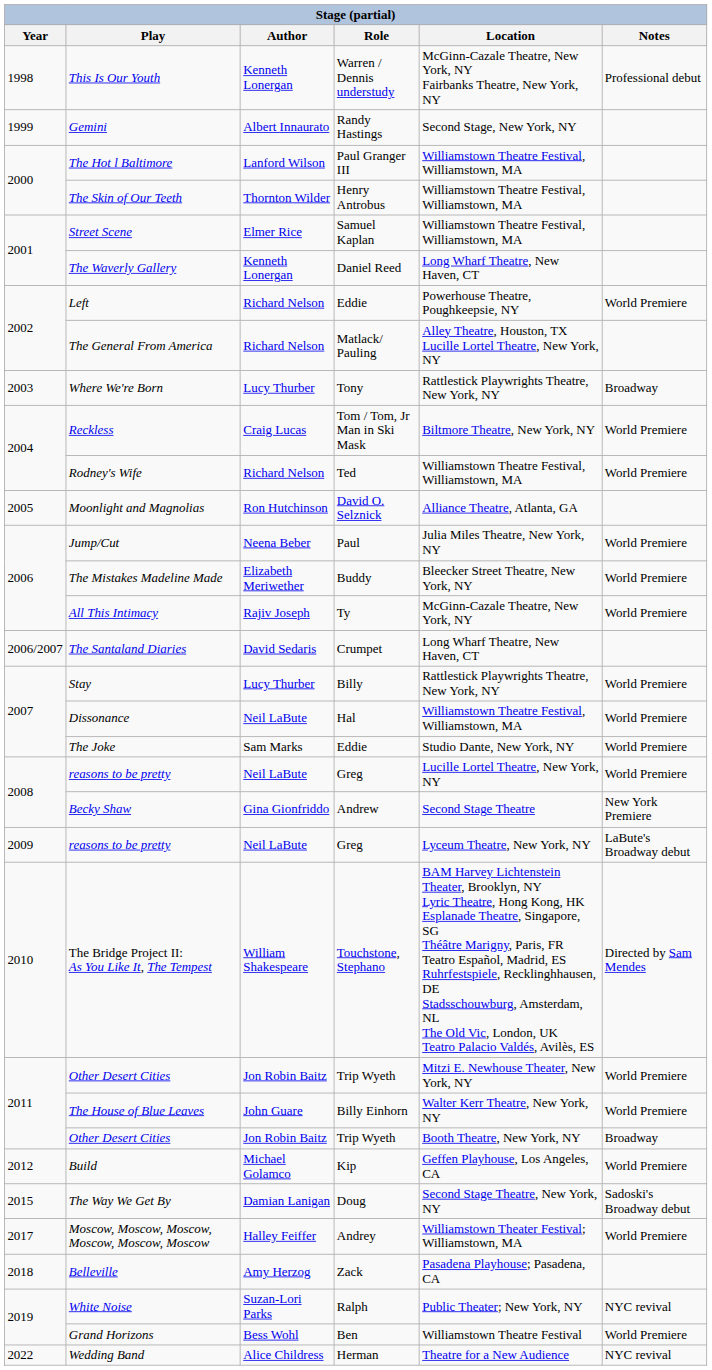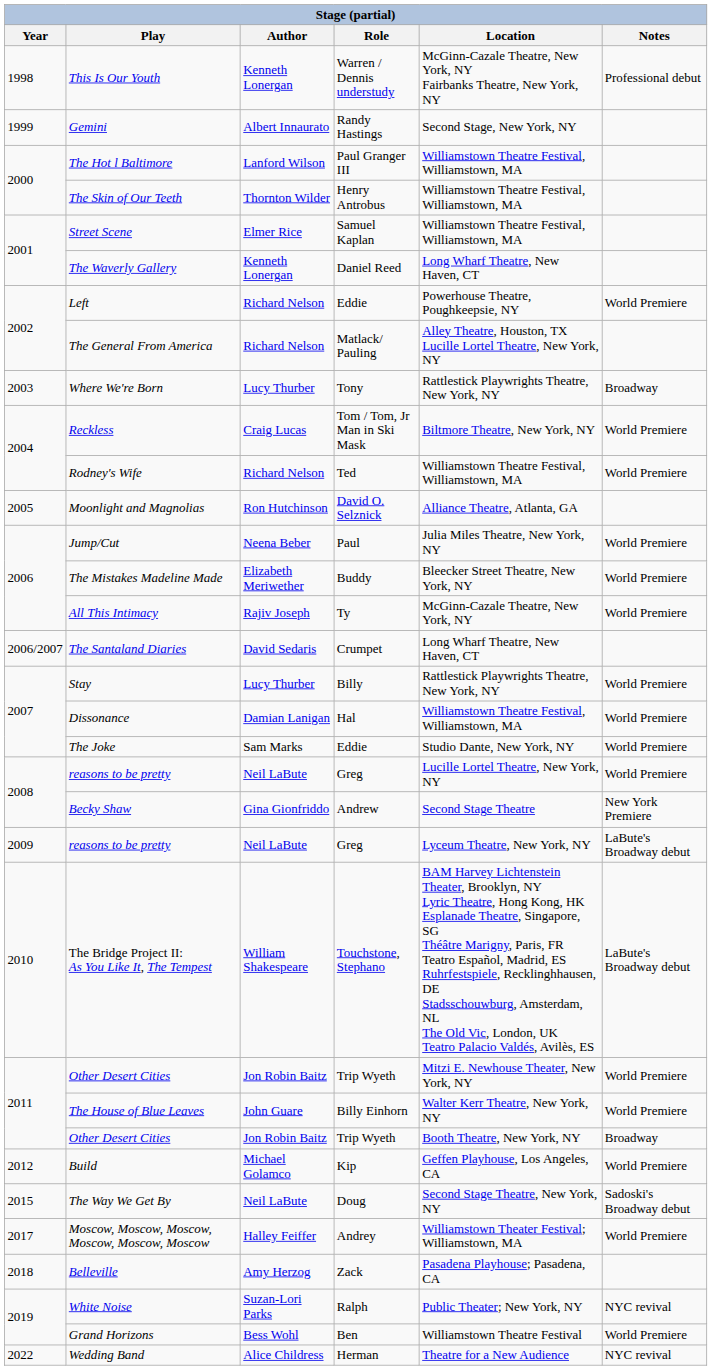(275, 718) Neil LaBute -> (287, 718) Damian Lanigan
(648, 960) Directed by Sam Mendes -> (647, 960) LaBute's Broadway debut
(287, 1201) Damian Lanigan -> (275, 1201) Neil LaBute
